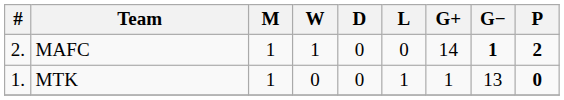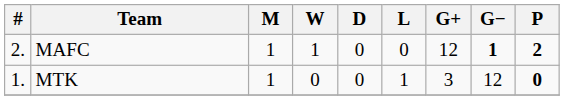(448, 49) 14 -> (448, 49) 12
(448, 79) 1 -> (448, 79) 3
(493, 79) 13 -> (493, 79) 12
